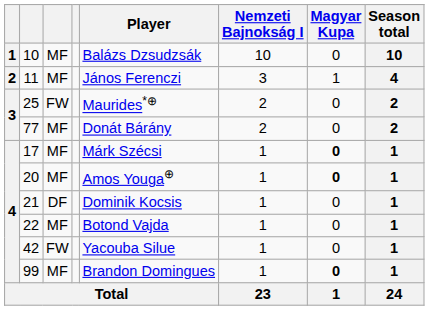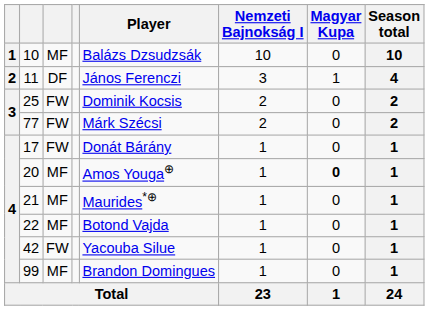(57, 78) MF -> (57, 78) DF
(120, 103) Maurides*⊕ -> (132, 100) Dominik Kocsis
(57, 128) MF -> (57, 123) FW
(127, 128) Donát Bárány -> (122, 123) Márk Szécsi
(57, 151) MF -> (57, 146) FW
(122, 151) Márk Szécsi -> (127, 146) Donát Bárány
(336, 151) bold -> (336, 146) normal
(57, 202) DF -> (57, 199) MF
(132, 202) Dominik Kocsis -> (120, 200) Maurides*⊕
(336, 271) bold -> (336, 271) normal
